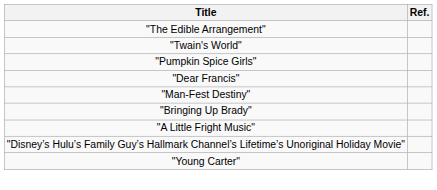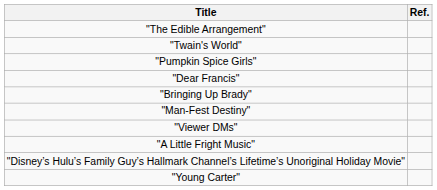rows swapped: (206, 111) <-> (206, 95)
+ row: (206, 128)
